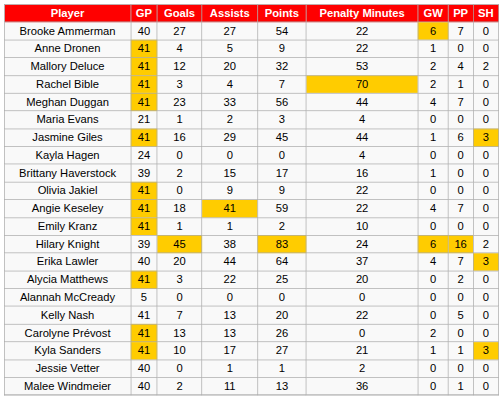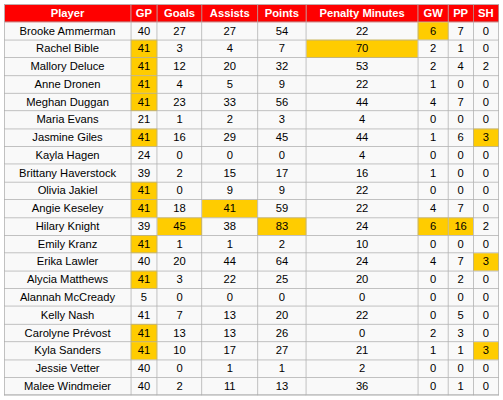rows swapped: (68, 84) <-> (68, 48)
rows swapped: (68, 244) <-> (68, 226)
(362, 262) 37 -> (362, 262) 24
(461, 333) 0 -> (461, 333) 3
